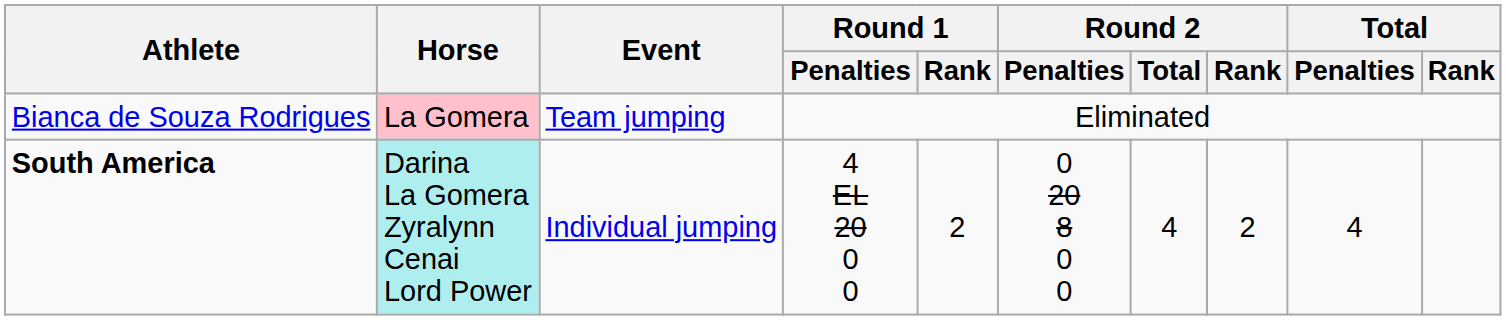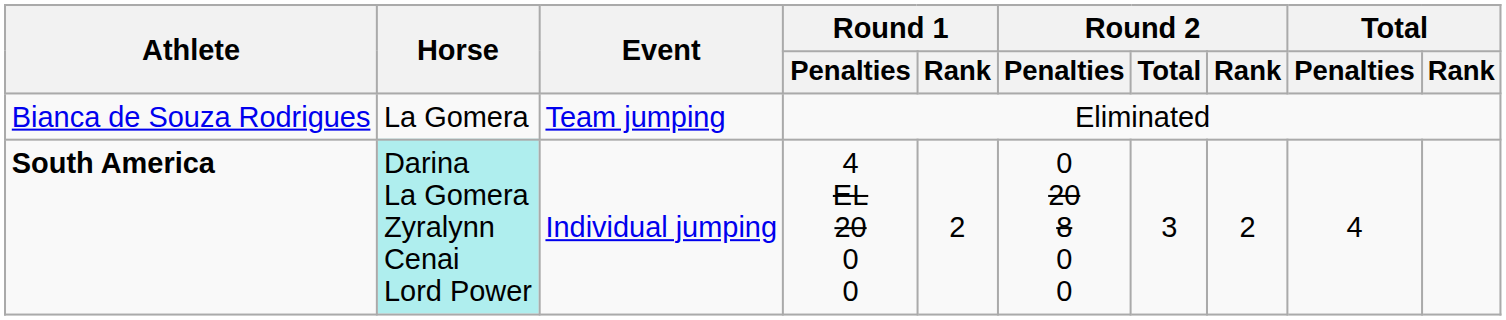(456, 117) pink background -> (456, 117) no background
(1169, 227) 4 -> (1169, 227) 3
